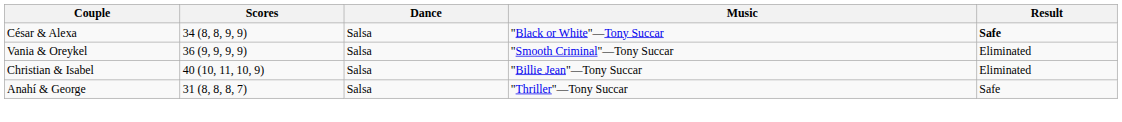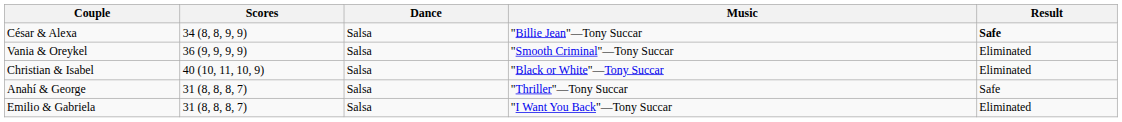(587, 32) "Black or White"—Tony Succar -> (576, 32) "Billie Jean"—Tony Succar
(576, 70) "Billie Jean"—Tony Succar -> (587, 70) "Black or White"—Tony Succar
+ row: (51, 107)
